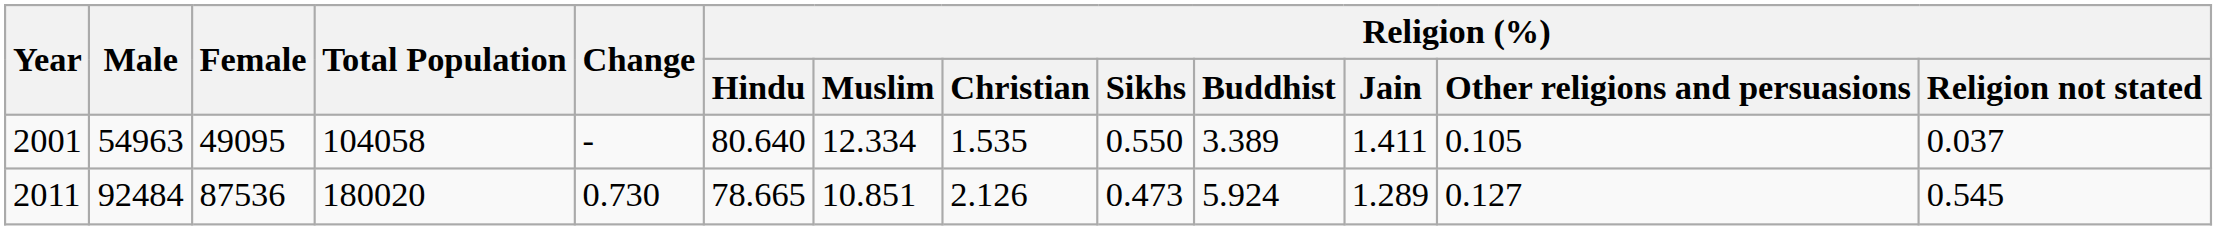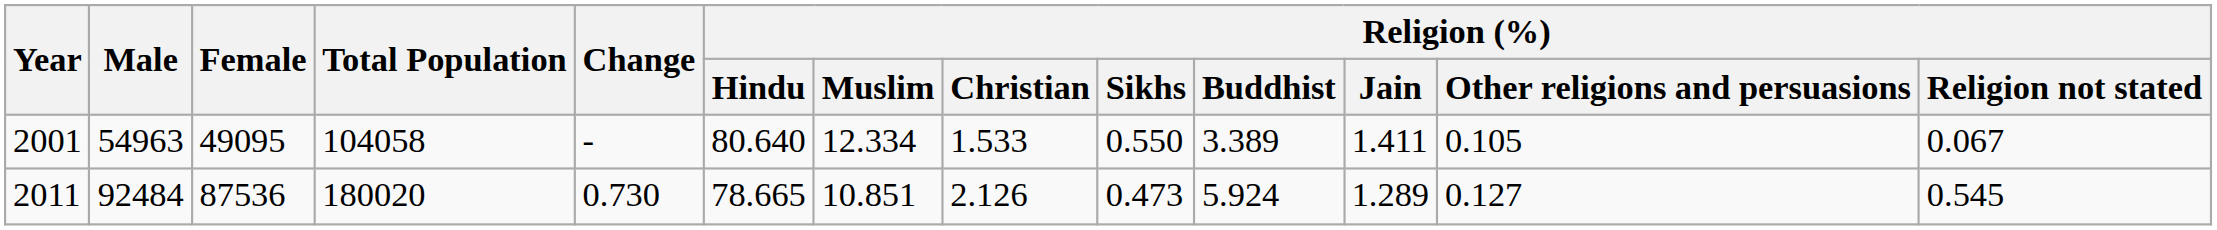(989, 140) 1.535 -> (989, 140) 1.533
(1966, 140) 0.037 -> (1966, 140) 0.067
